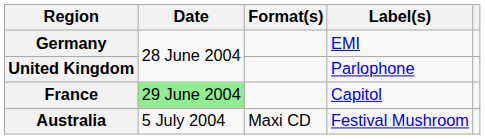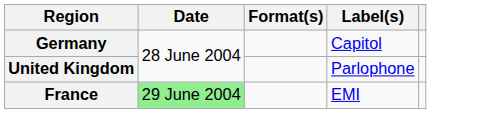(346, 43) EMI -> (356, 43) Capitol
(356, 95) Capitol -> (346, 95) EMI
- row: (71, 120)
